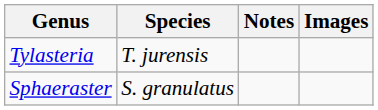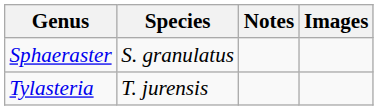rows swapped: (61, 88) <-> (52, 54)
